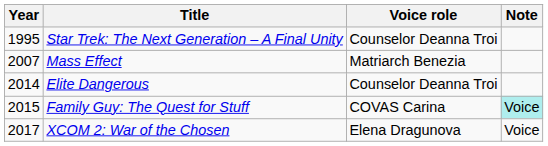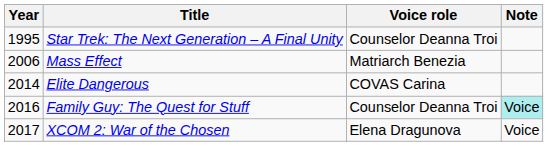(24, 61) 2007 -> (24, 61) 2006
(424, 84) Counselor Deanna Troi -> (397, 84) COVAS Carina
(24, 107) 2015 -> (24, 107) 2016
(397, 107) COVAS Carina -> (424, 107) Counselor Deanna Troi
